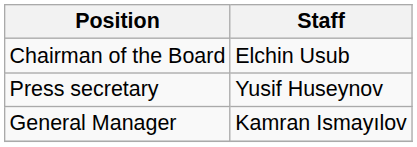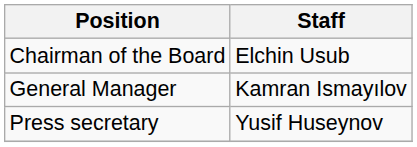rows swapped: (93, 123) <-> (84, 89)
